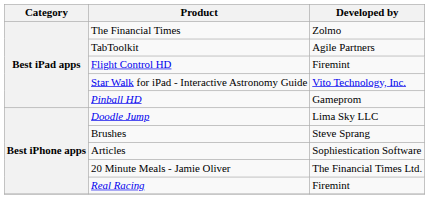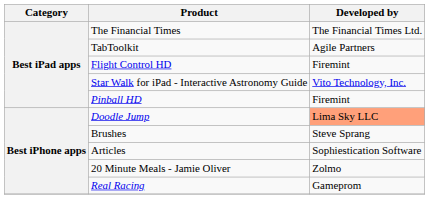(327, 30) Zolmo -> (367, 30) The Financial Times Ltd.
(337, 99) Gameprom -> (331, 99) Firemint
(345, 116) no background -> (345, 116) lightsalmon background
(367, 168) The Financial Times Ltd. -> (327, 168) Zolmo
(331, 185) Firemint -> (337, 185) Gameprom
